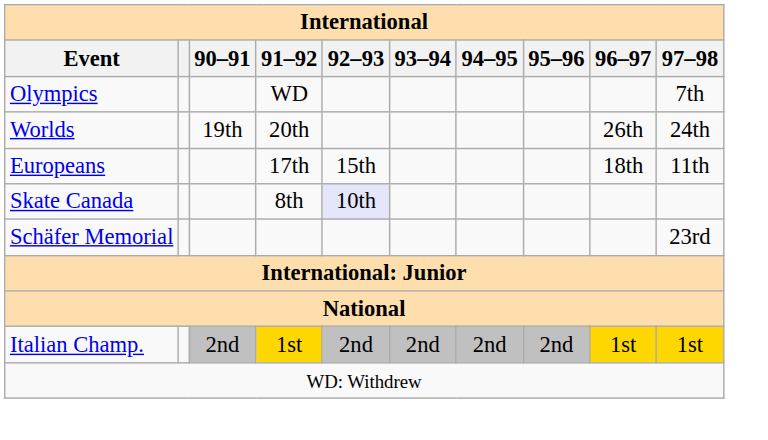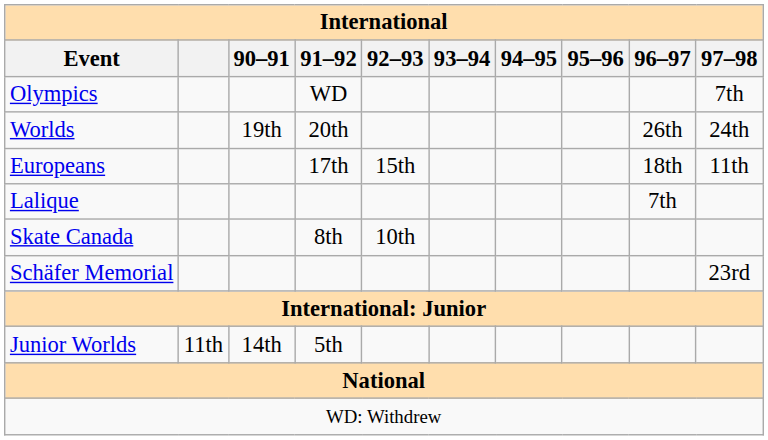+ row: (44, 201)
(356, 201) lavender background -> (395, 237) no background
+ row: (73, 344)
- row: (77, 344)
